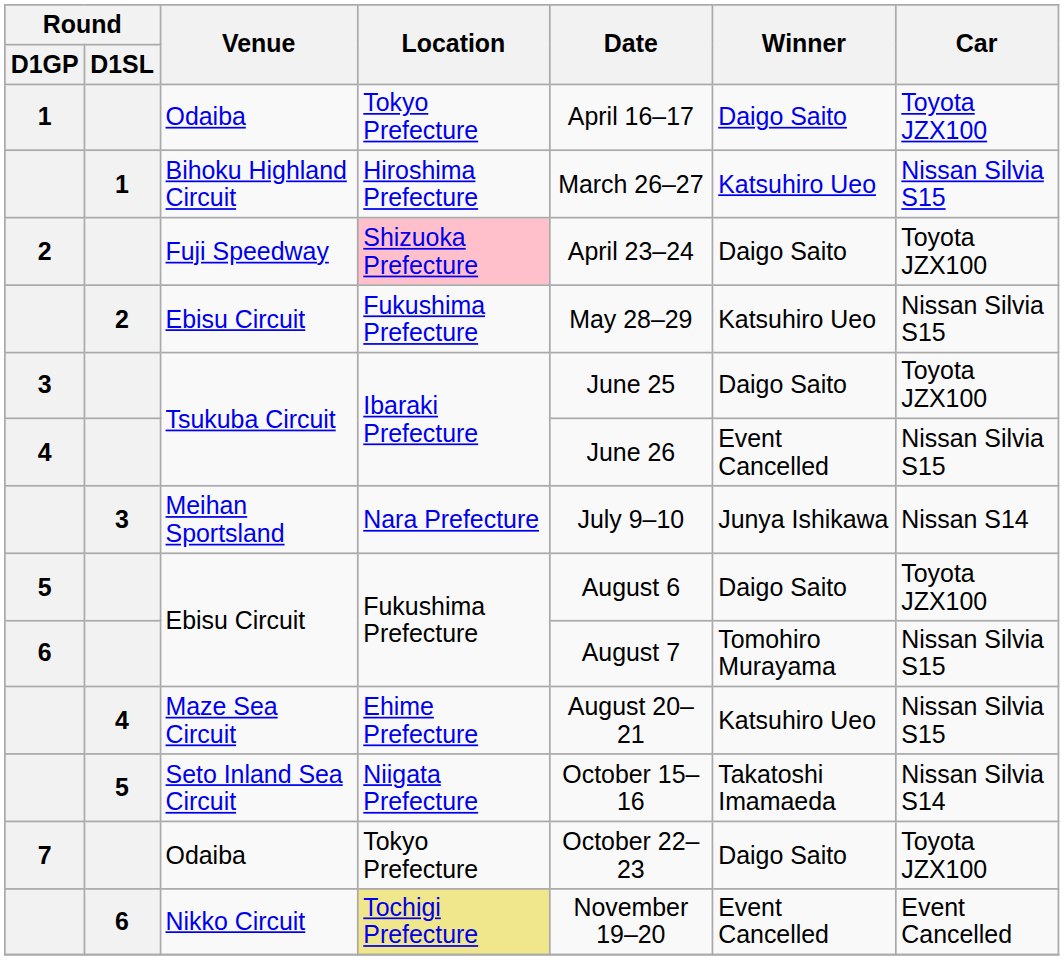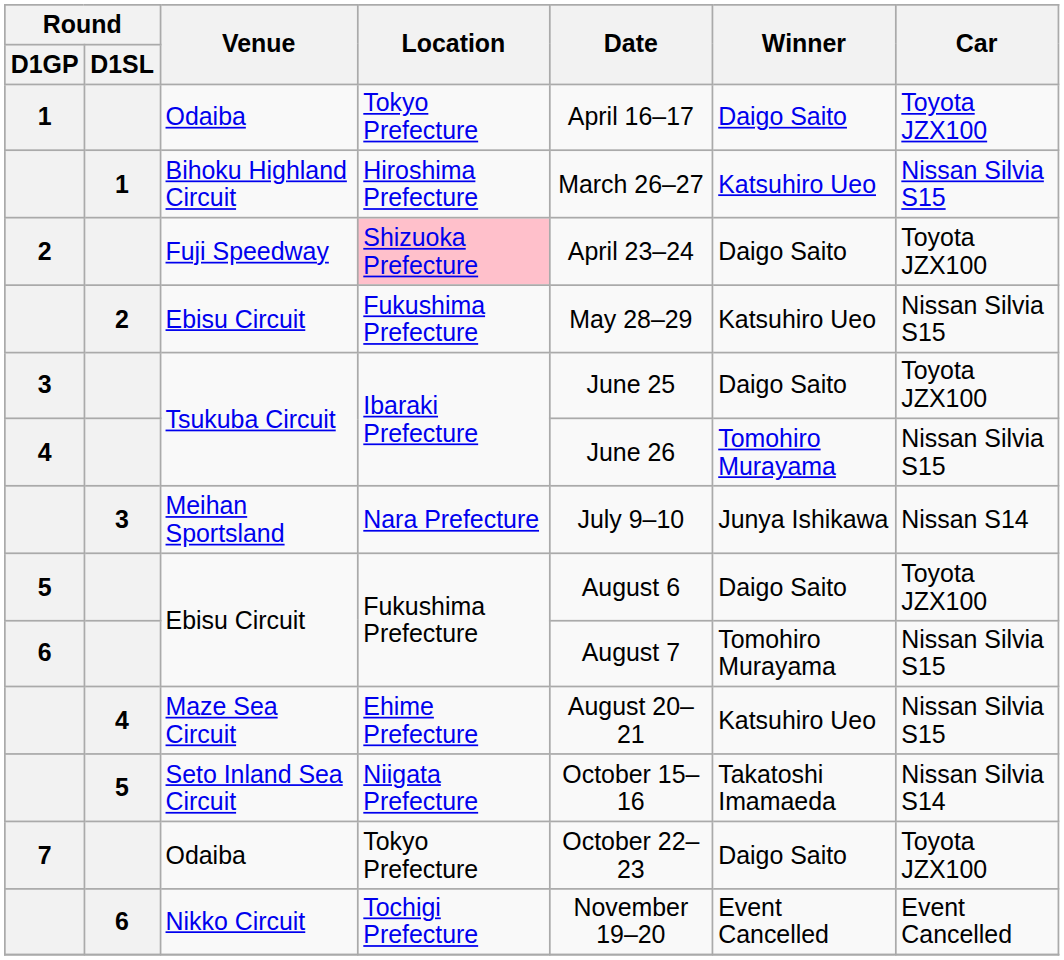(774, 453) Event Cancelled -> (777, 453) Tomohiro Murayama
(421, 922) khaki background -> (421, 922) no background
